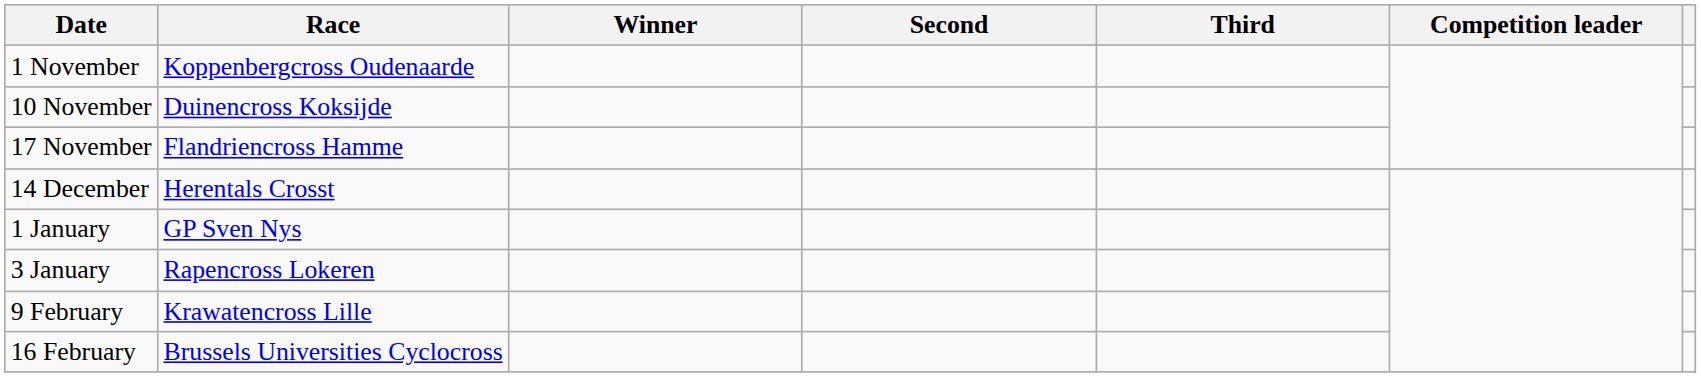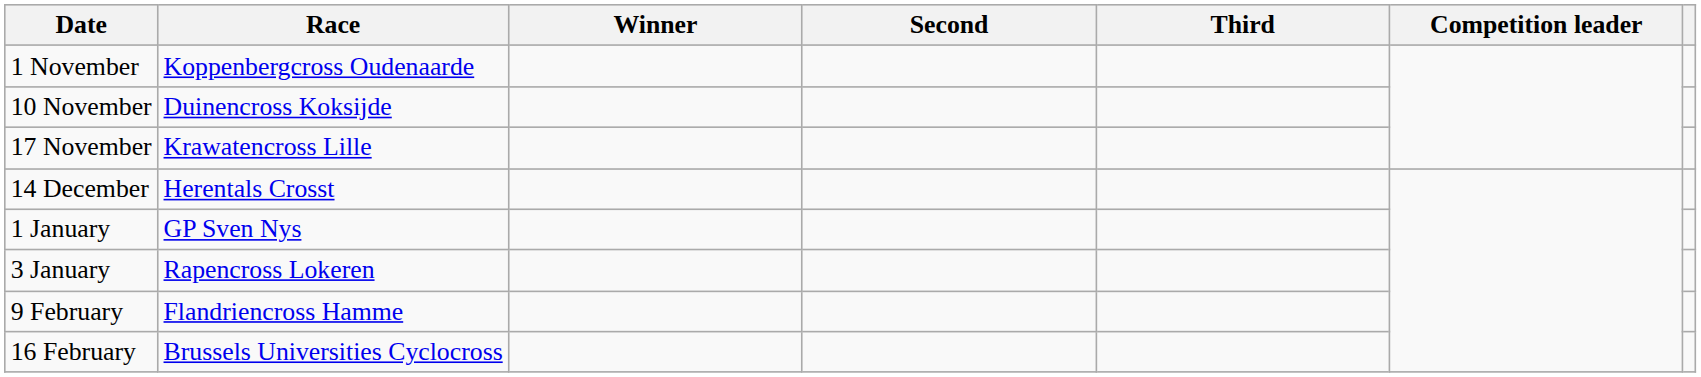(283, 147) Flandriencross Hamme -> (268, 147) Krawatencross Lille
(268, 310) Krawatencross Lille -> (283, 310) Flandriencross Hamme
